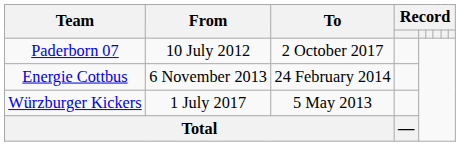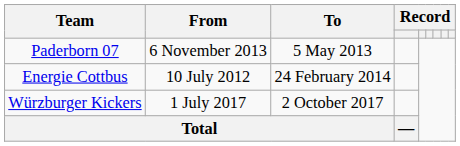(208, 50) 10 July 2012 -> (208, 50) 6 November 2013
(333, 50) 2 October 2017 -> (333, 50) 5 May 2013
(208, 76) 6 November 2013 -> (208, 76) 10 July 2012
(333, 102) 5 May 2013 -> (333, 102) 2 October 2017
